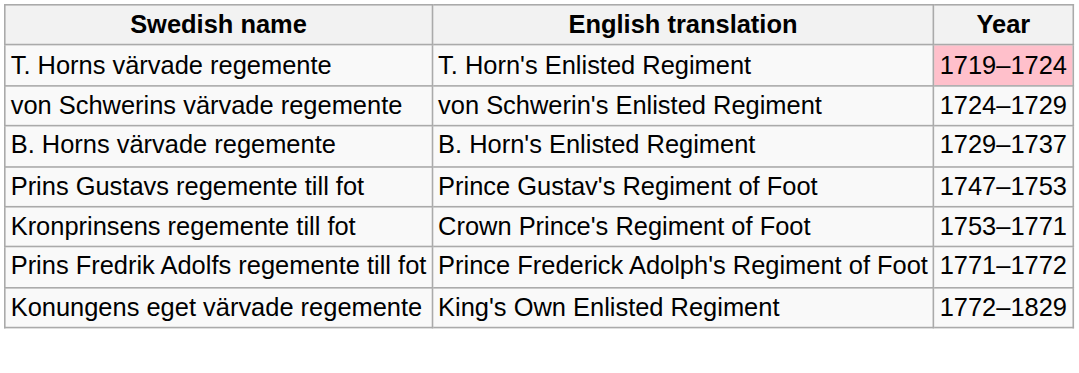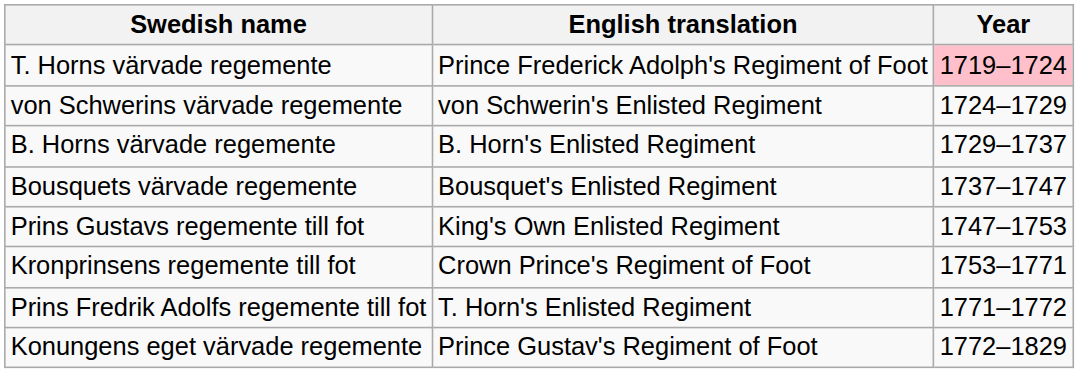(595, 65) T. Horn's Enlisted Regiment -> (683, 65) Prince Frederick Adolph's Regiment of Foot
+ row: (184, 186)
(628, 186) Prince Gustav's Regiment of Foot -> (609, 226) King's Own Enlisted Regiment
(683, 266) Prince Frederick Adolph's Regiment of Foot -> (595, 307) T. Horn's Enlisted Regiment
(609, 307) King's Own Enlisted Regiment -> (628, 347) Prince Gustav's Regiment of Foot
